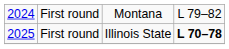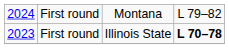(21, 33) 2025 -> (21, 33) 2023
